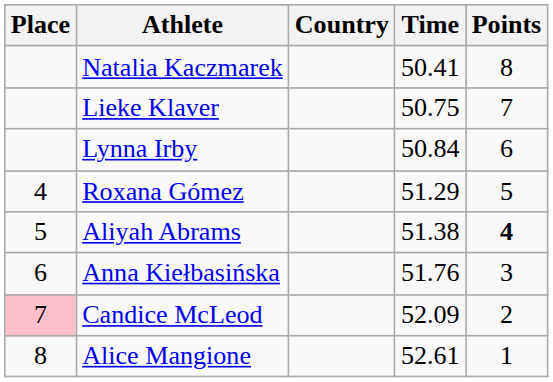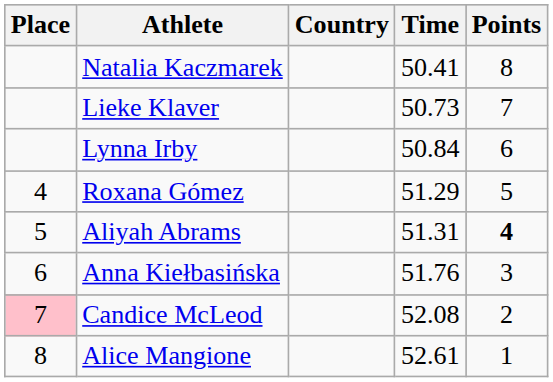(430, 107) 50.75 -> (430, 107) 50.73
(430, 231) 51.38 -> (430, 231) 51.31
(430, 314) 52.09 -> (430, 314) 52.08
